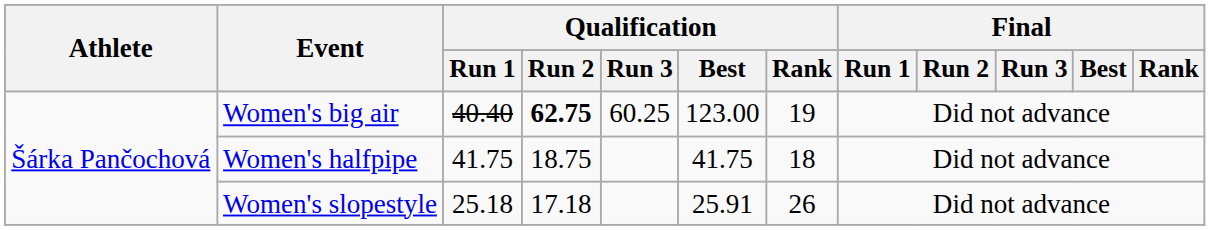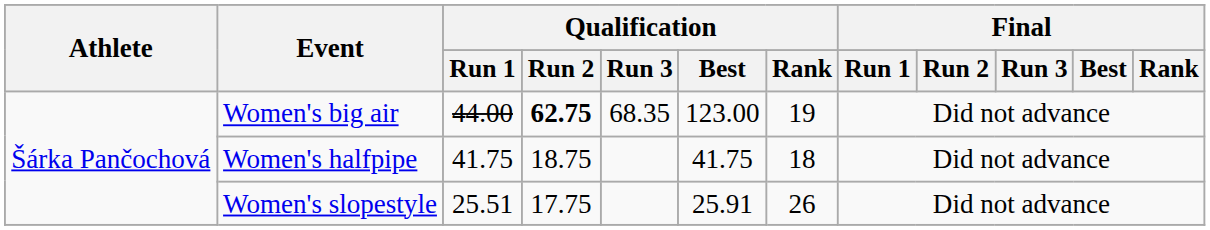(483, 114) 40.40 -> (483, 114) 44.00
(640, 114) 60.25 -> (640, 114) 68.35
(483, 203) 25.18 -> (483, 203) 25.51
(561, 203) 17.18 -> (561, 203) 17.75
